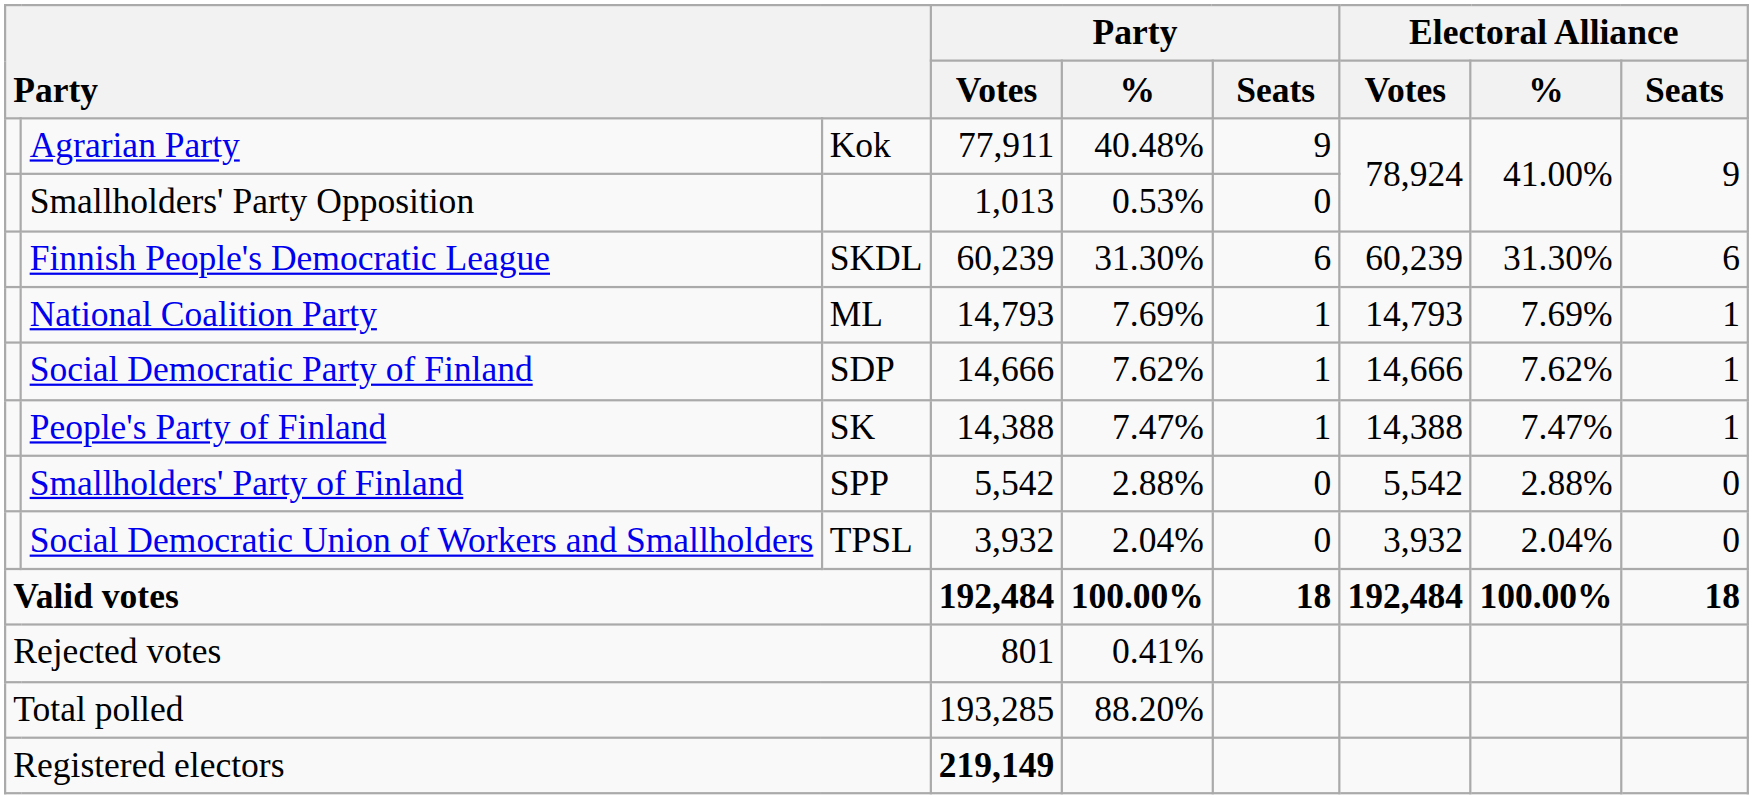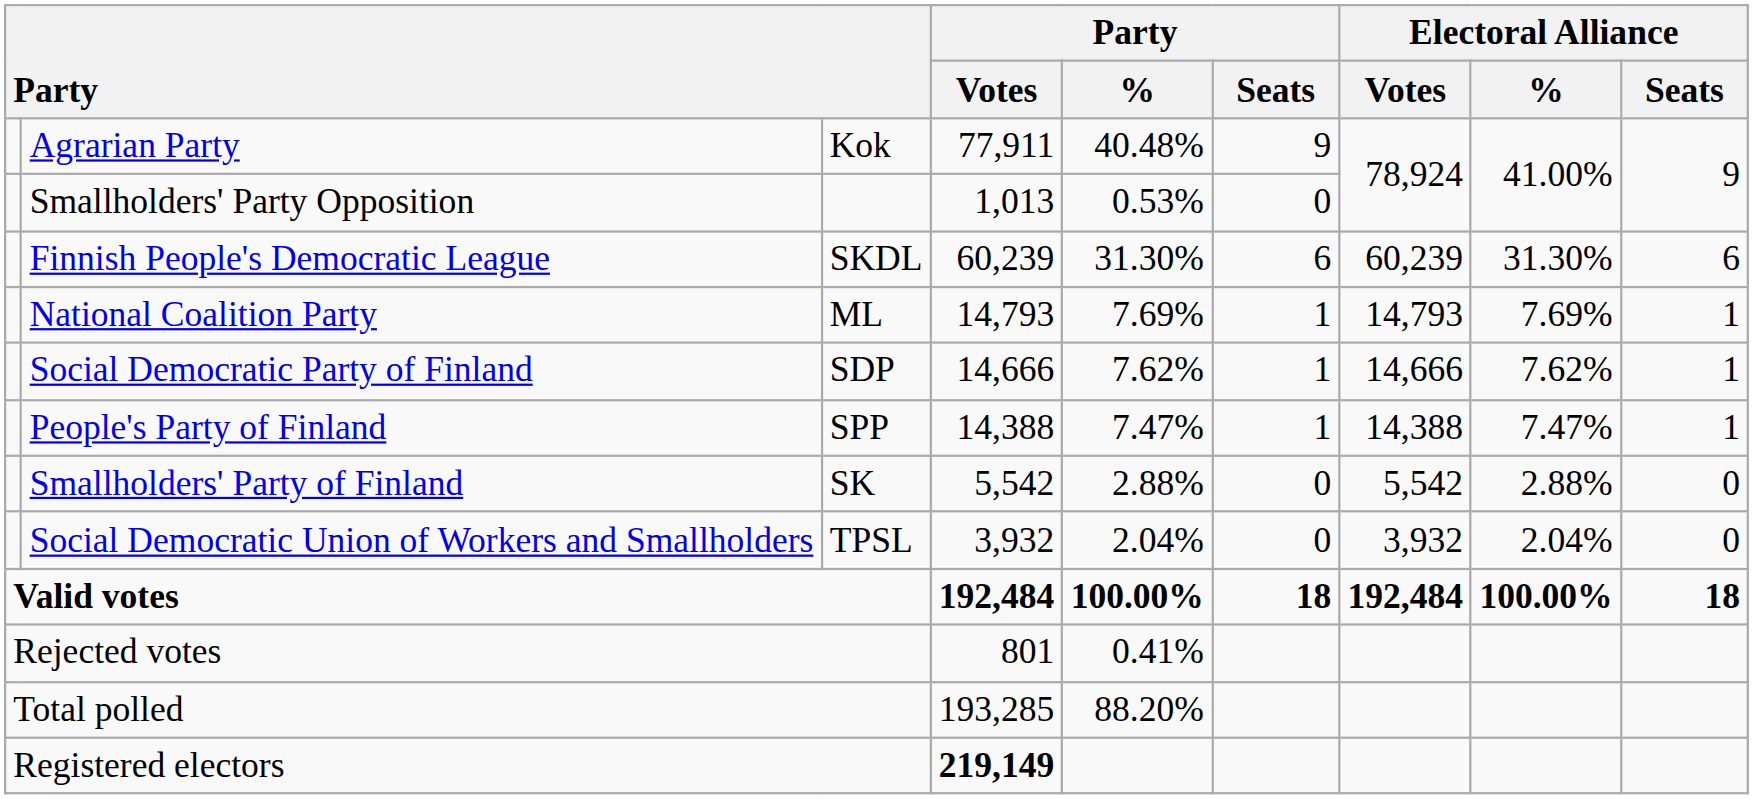(852, 426) SK -> (859, 426) SPP
(859, 483) SPP -> (852, 483) SK
